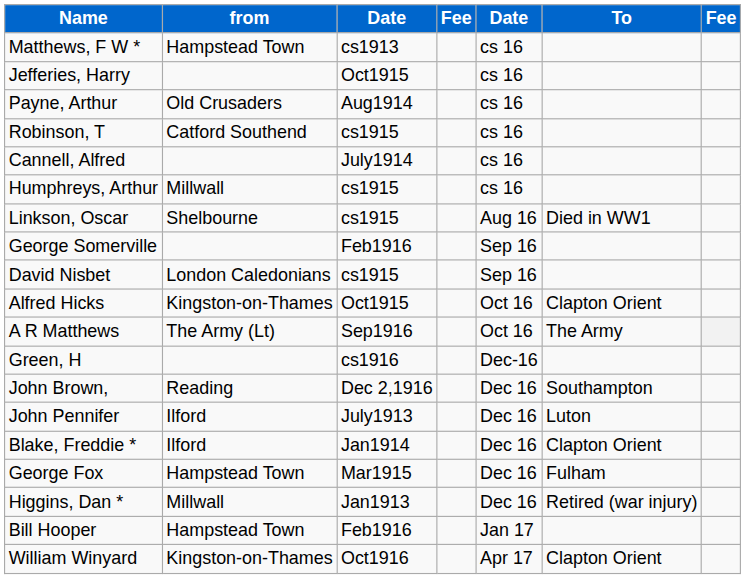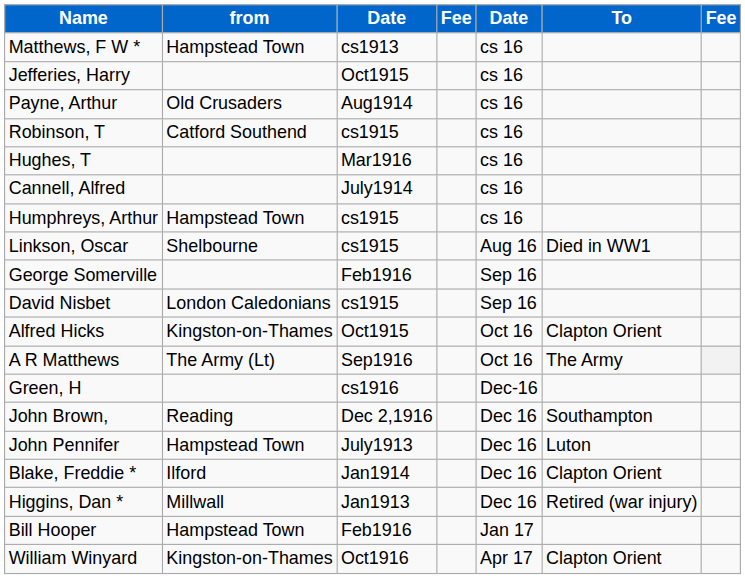+ row: (50, 160)
(195, 189) Millwall -> (235, 217) Hampstead Town
(186, 416) Ilford -> (235, 445) Hampstead Town
- row: (56, 473)
